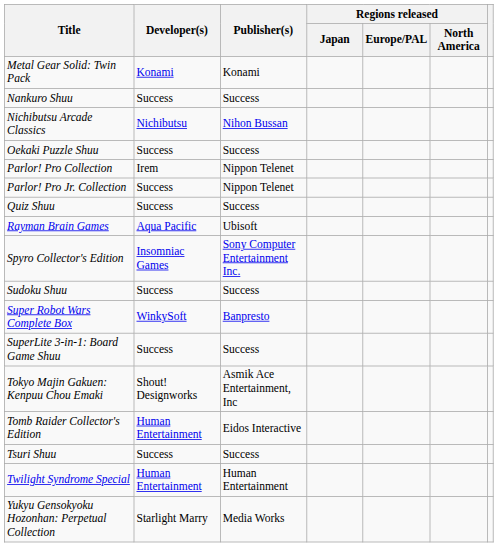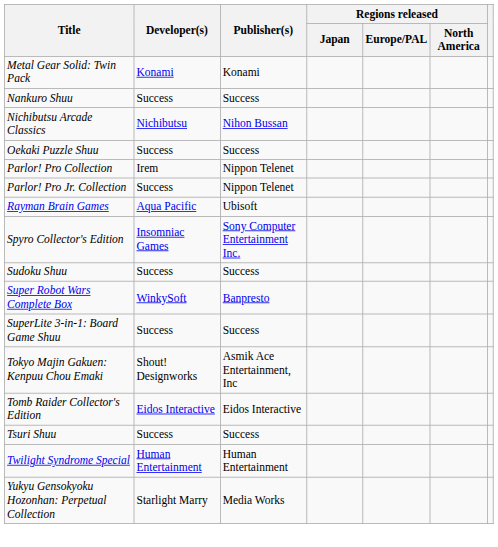- row: (31, 207)
(169, 428) Human Entertainment -> (176, 409) Eidos Interactive
